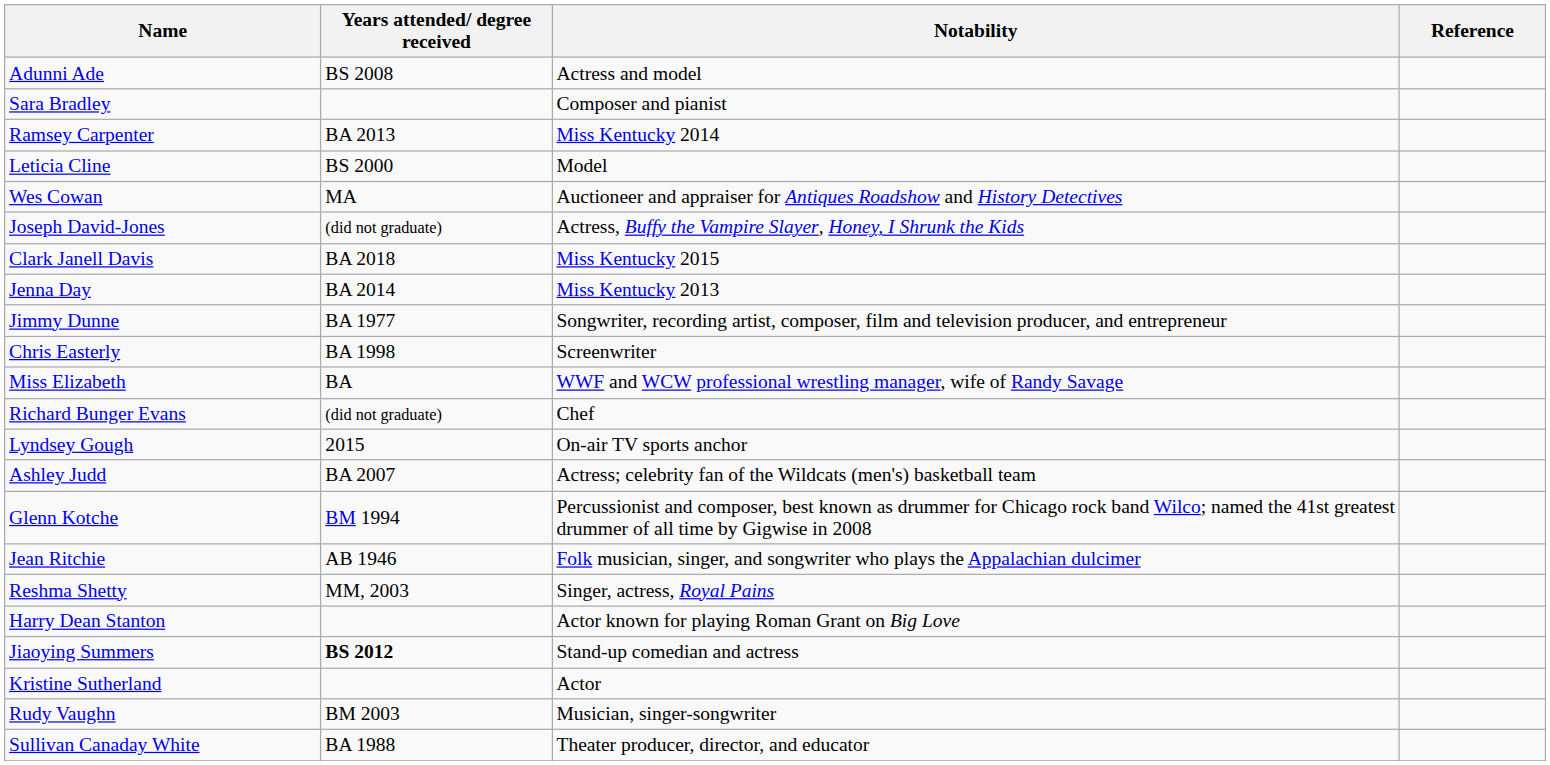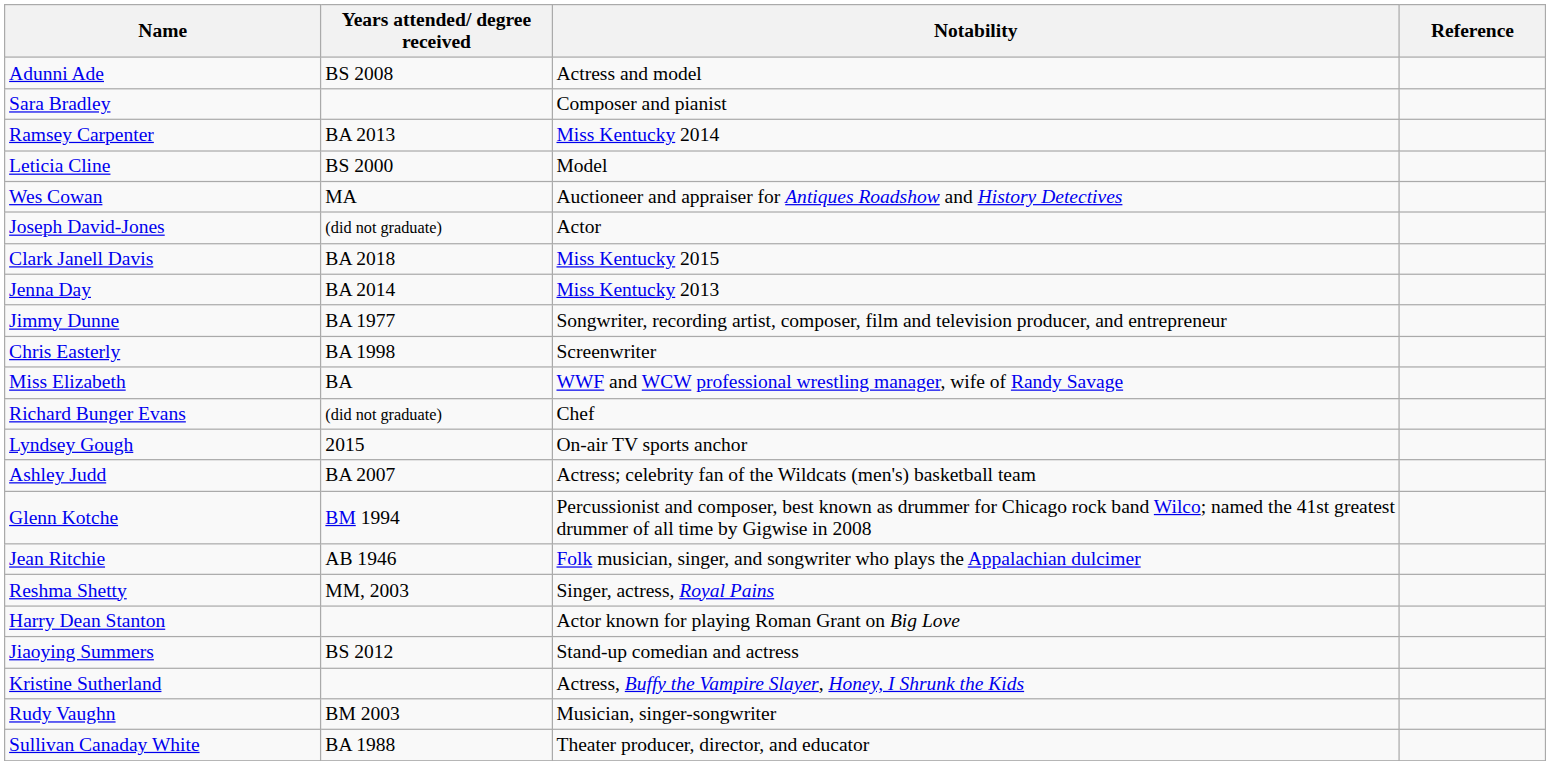(790, 227) Actress, Buffy the Vampire Slayer, Honey, I Shrunk the Kids -> (579, 227) Actor
(359, 652) bold -> (359, 652) normal
(579, 683) Actor -> (790, 683) Actress, Buffy the Vampire Slayer, Honey, I Shrunk the Kids
